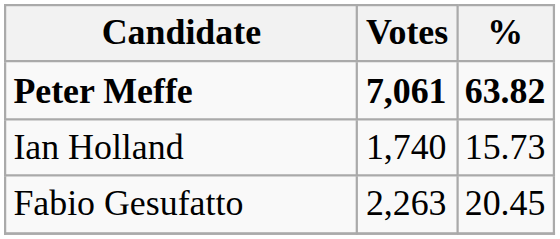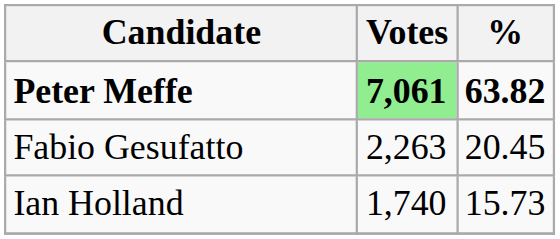(406, 89) no background -> (406, 89) lightgreen background
rows swapped: (128, 203) <-> (98, 146)
